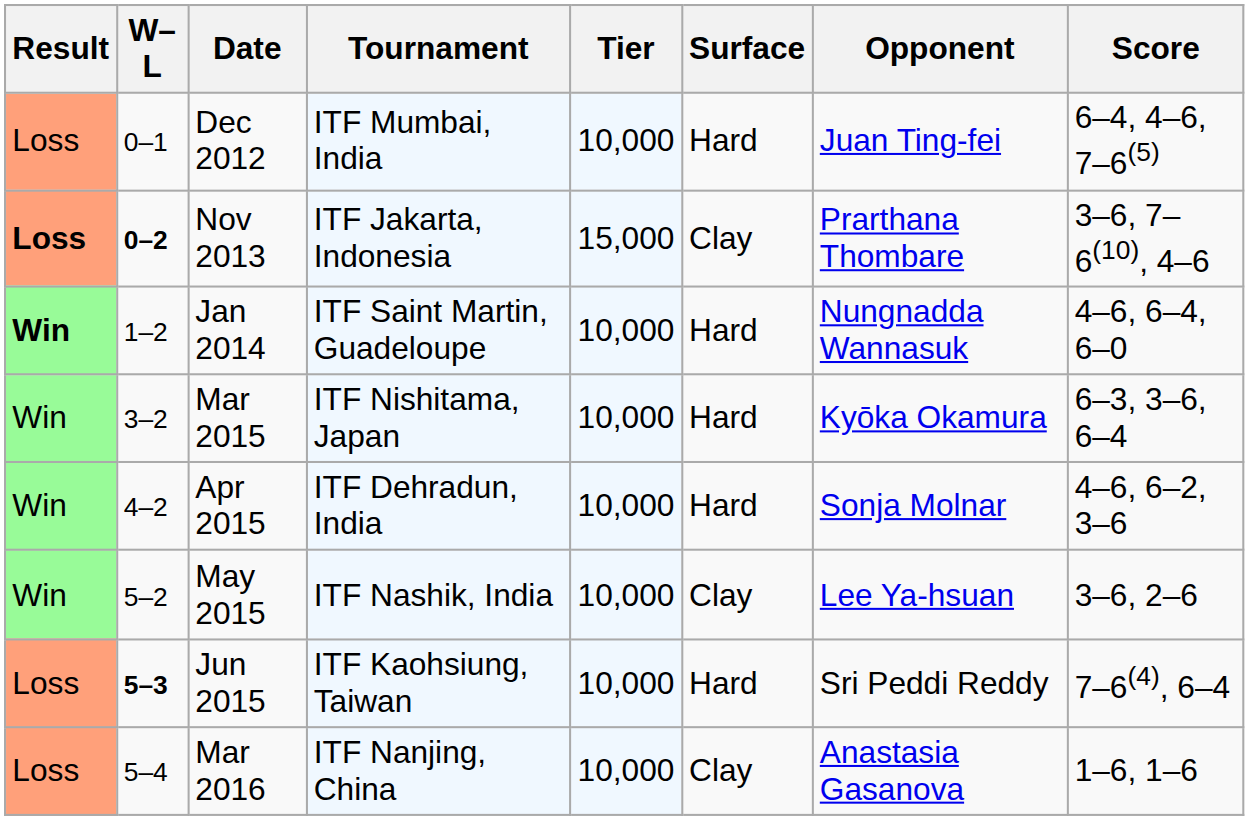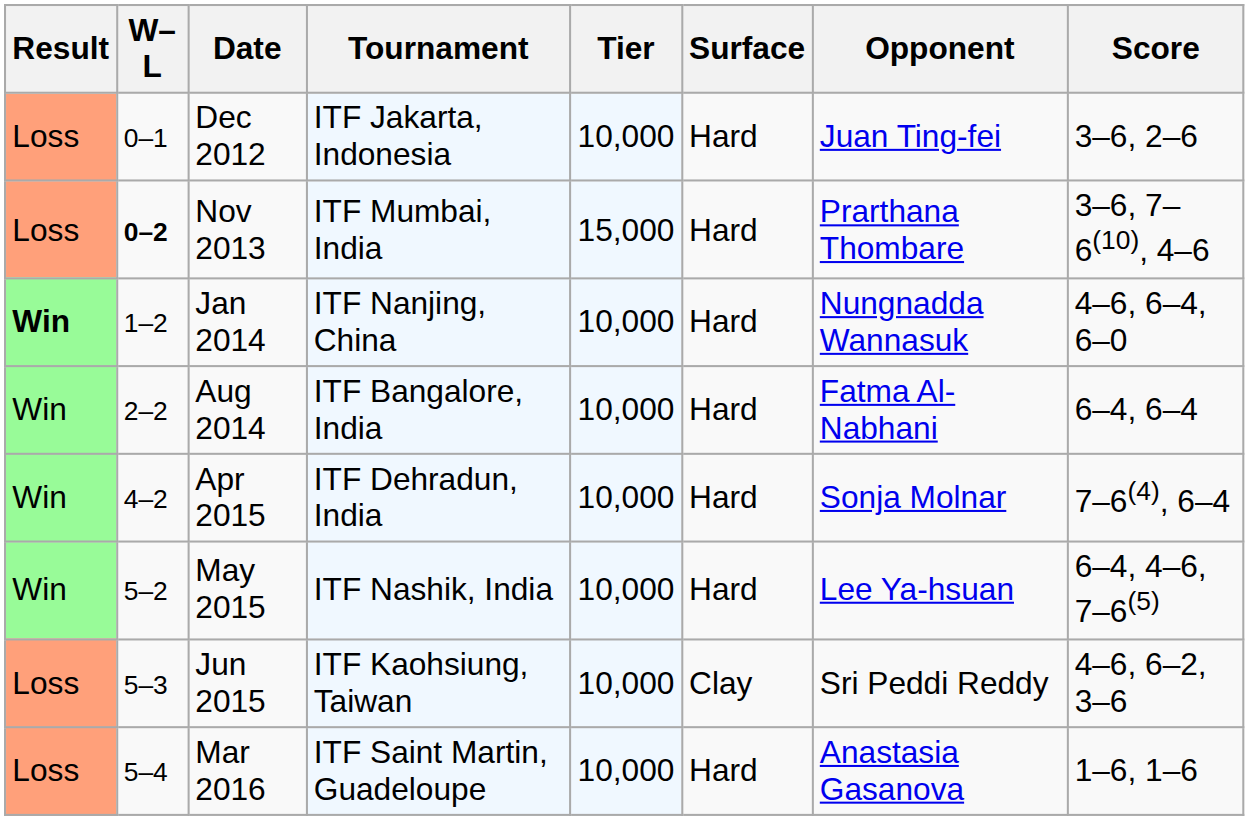(403, 140) ITF Mumbai, India -> (398, 136) ITF Jakarta, Indonesia
(1141, 140) 6–4, 4–6, 7–6(5) -> (1136, 136) 3–6, 2–6
(49, 237) bold -> (46, 228) normal
(398, 237) ITF Jakarta, Indonesia -> (403, 228) ITF Mumbai, India
(721, 237) Clay -> (723, 228) Hard
(431, 329) ITF Saint Martin, Guadeloupe -> (400, 320) ITF Nanjing, China
+ row: (231, 408)
- row: (231, 417)
(1141, 505) 4–6, 6–2, 3–6 -> (1152, 497) 7–6(4), 6–4
(721, 593) Clay -> (723, 589) Hard
(1136, 593) 3–6, 2–6 -> (1141, 589) 6–4, 4–6, 7–6(5)
(146, 681) bold -> (146, 683) normal
(723, 681) Hard -> (721, 681) Clay
(1152, 681) 7–6(4), 6–4 -> (1141, 681) 4–6, 6–2, 3–6
(400, 769) ITF Nanjing, China -> (431, 769) ITF Saint Martin, Guadeloupe
(721, 769) Clay -> (723, 769) Hard
